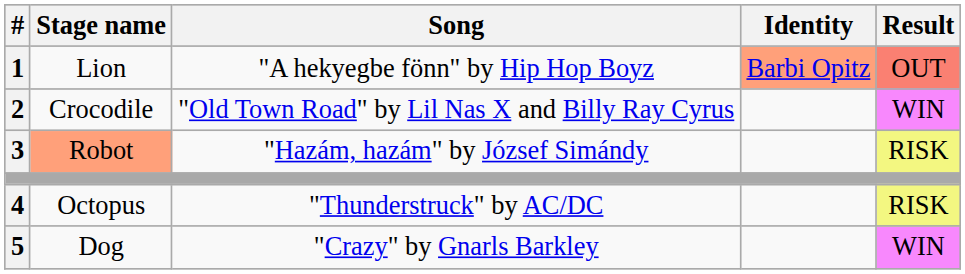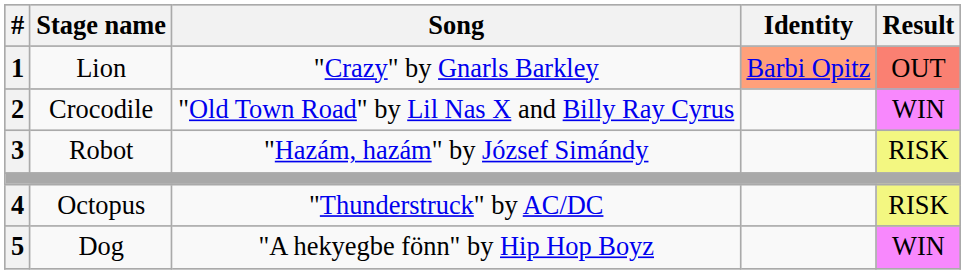(456, 67) "A hekyegbe fönn" by Hip Hop Boyz -> (456, 67) "Crazy" by Gnarls Barkley
(101, 151) lightsalmon background -> (101, 151) no background
(456, 246) "Crazy" by Gnarls Barkley -> (456, 246) "A hekyegbe fönn" by Hip Hop Boyz
